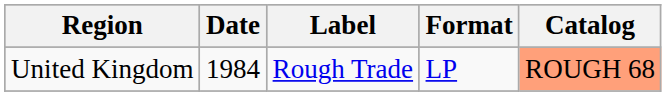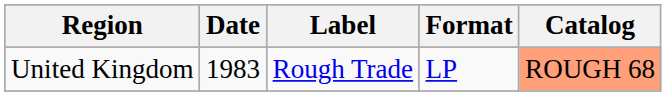(233, 68) 1984 -> (233, 68) 1983
